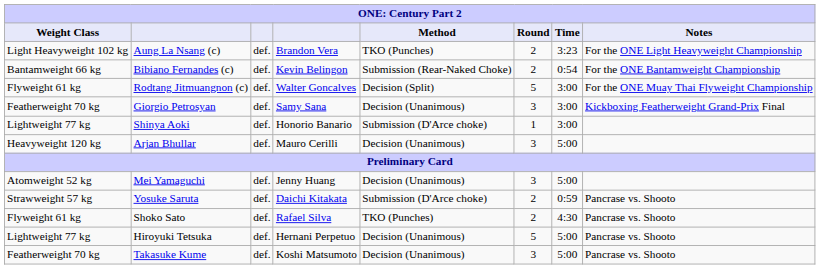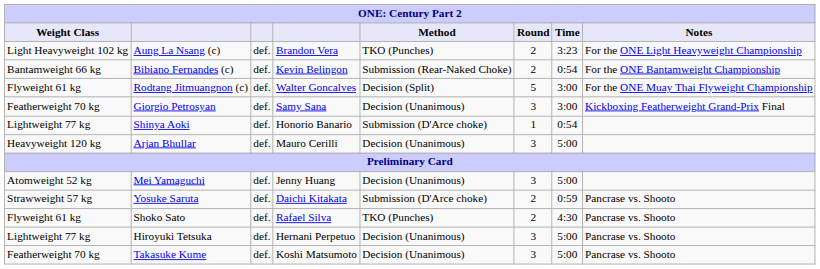(567, 124) 3:00 -> (567, 124) 0:54
(533, 236) 5 -> (533, 236) 3
